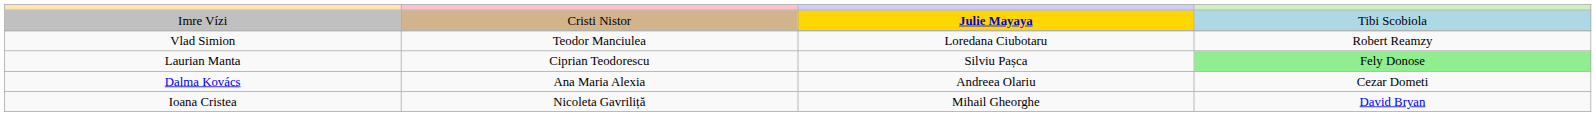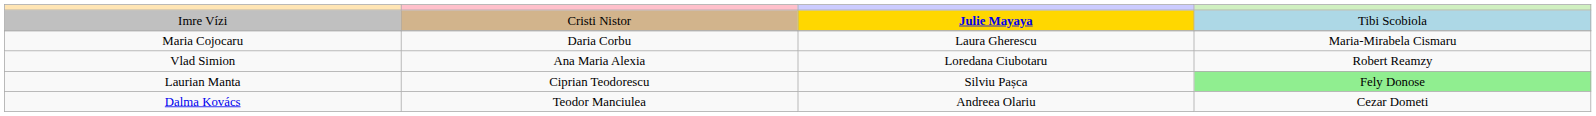+ row: (203, 40)
(599, 40) Teodor Manciulea -> (599, 61) Ana Maria Alexia
(599, 81) Ana Maria Alexia -> (599, 101) Teodor Manciulea
- row: (203, 101)
